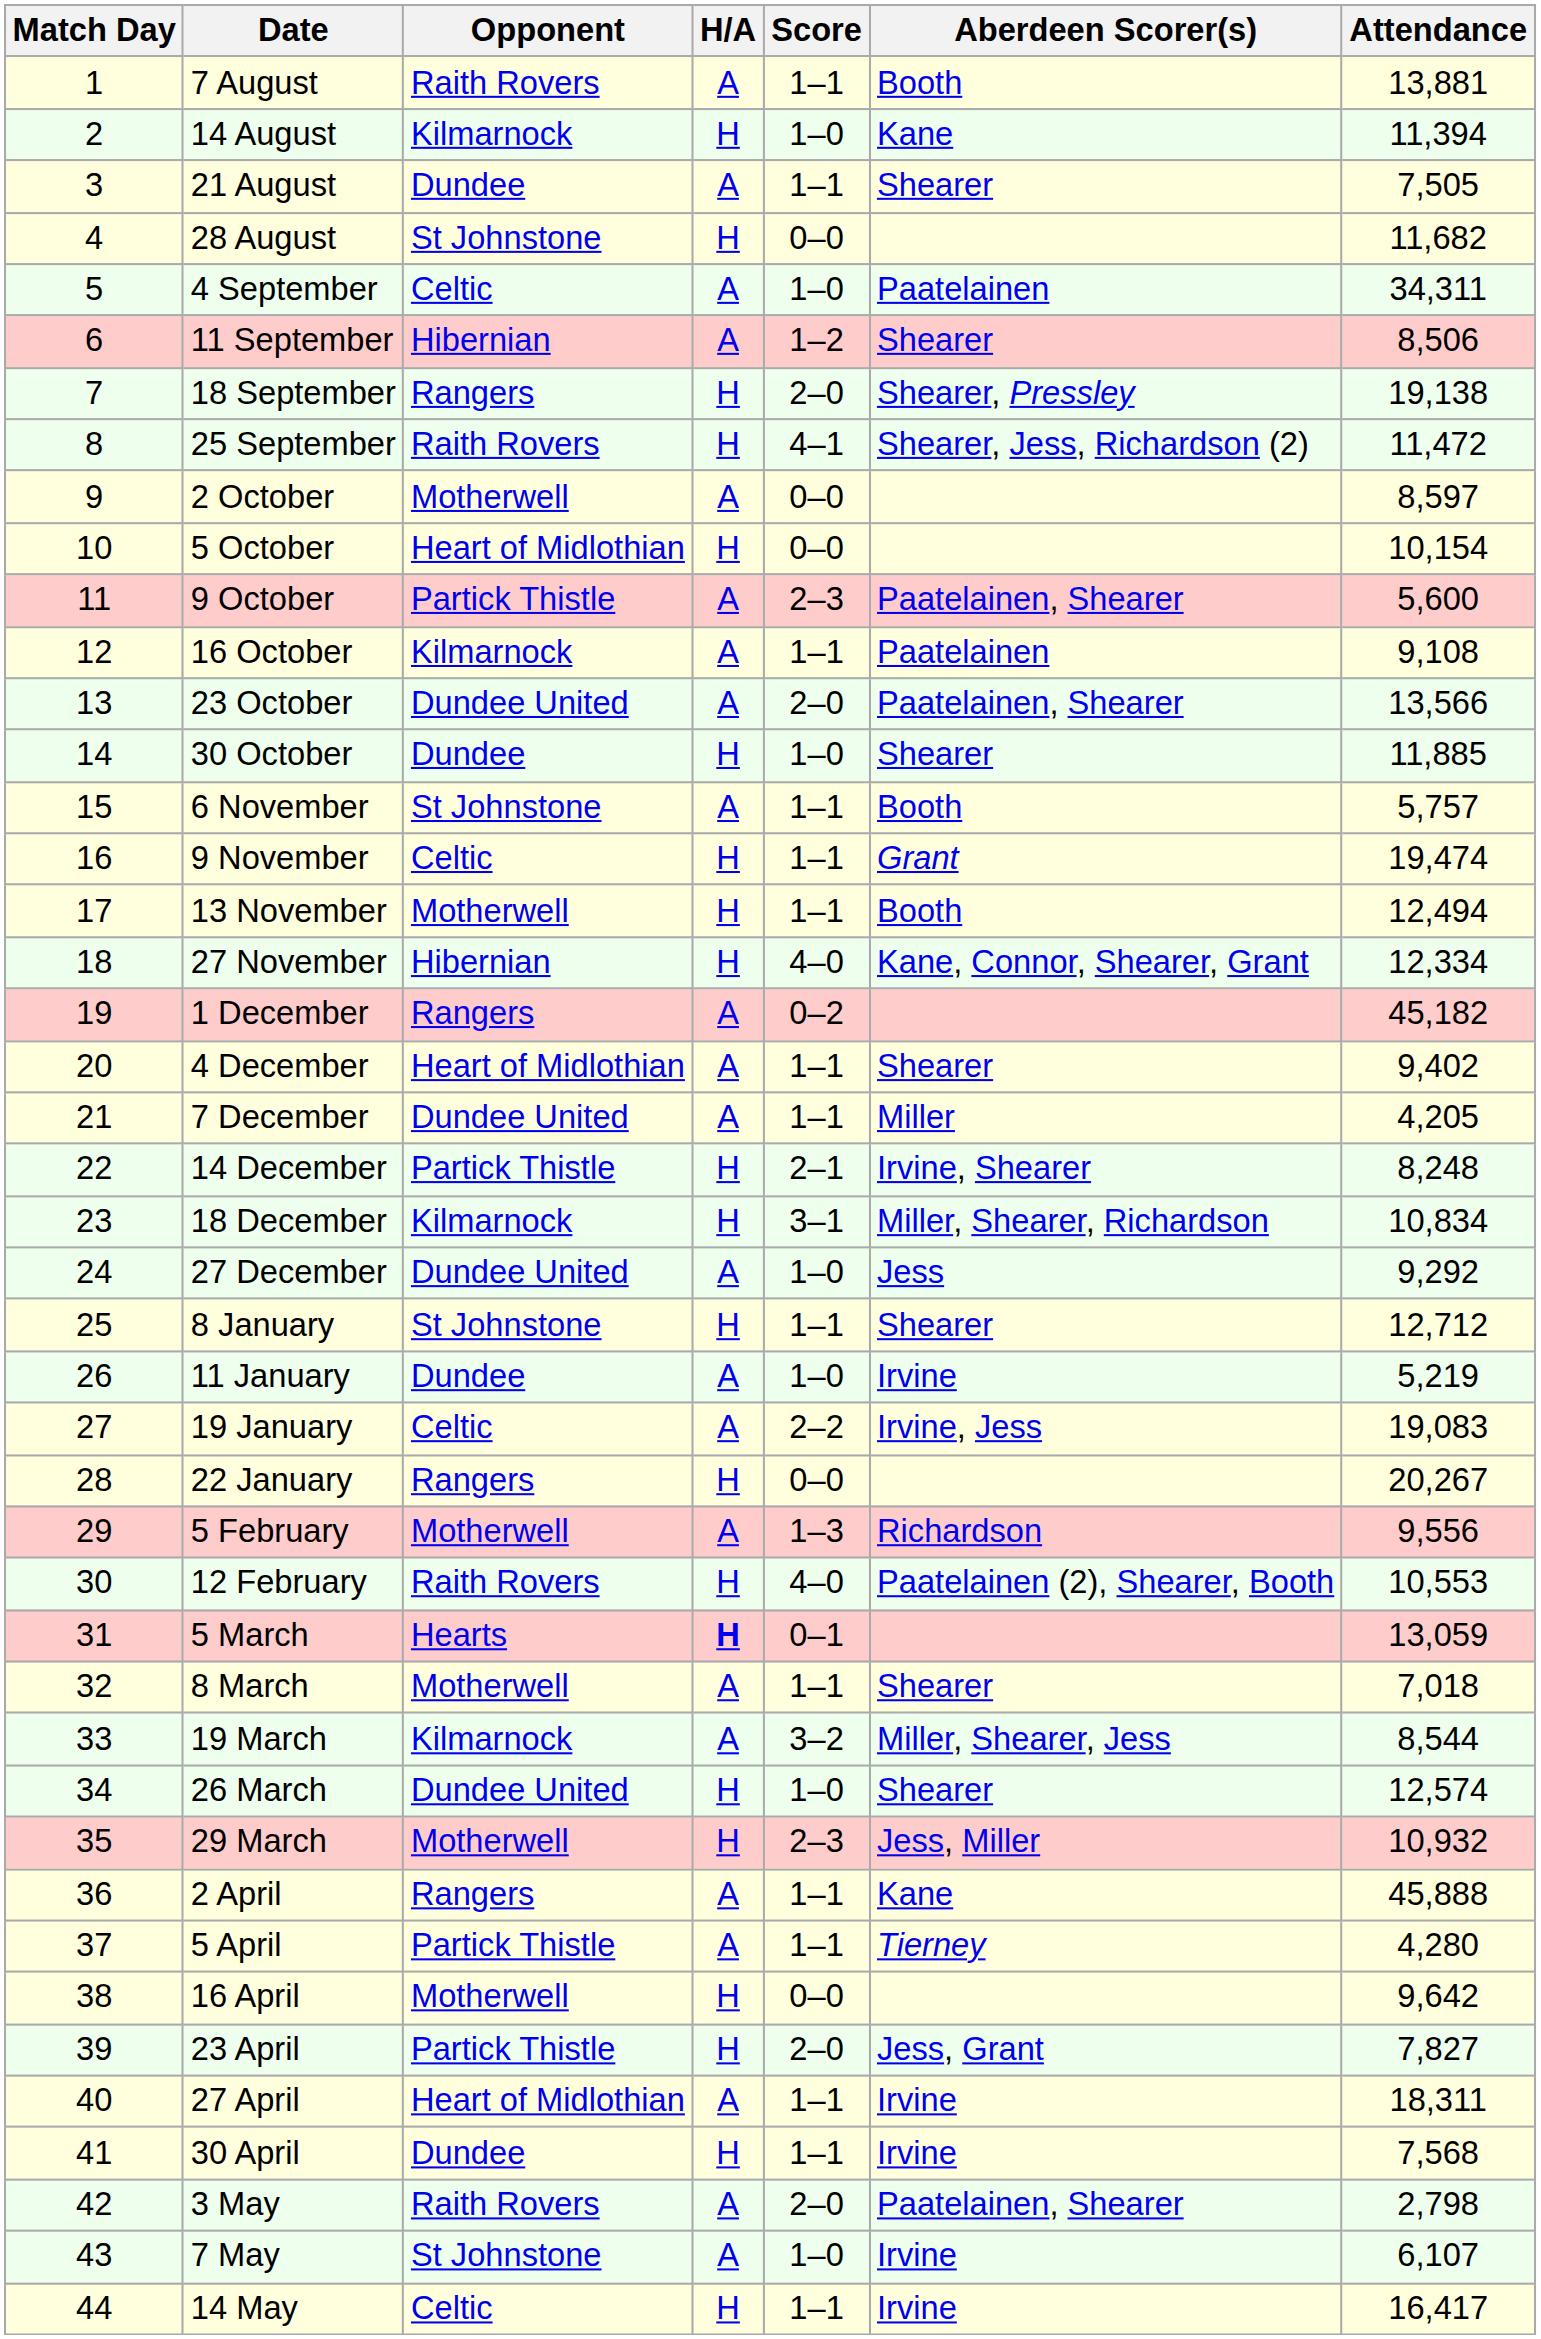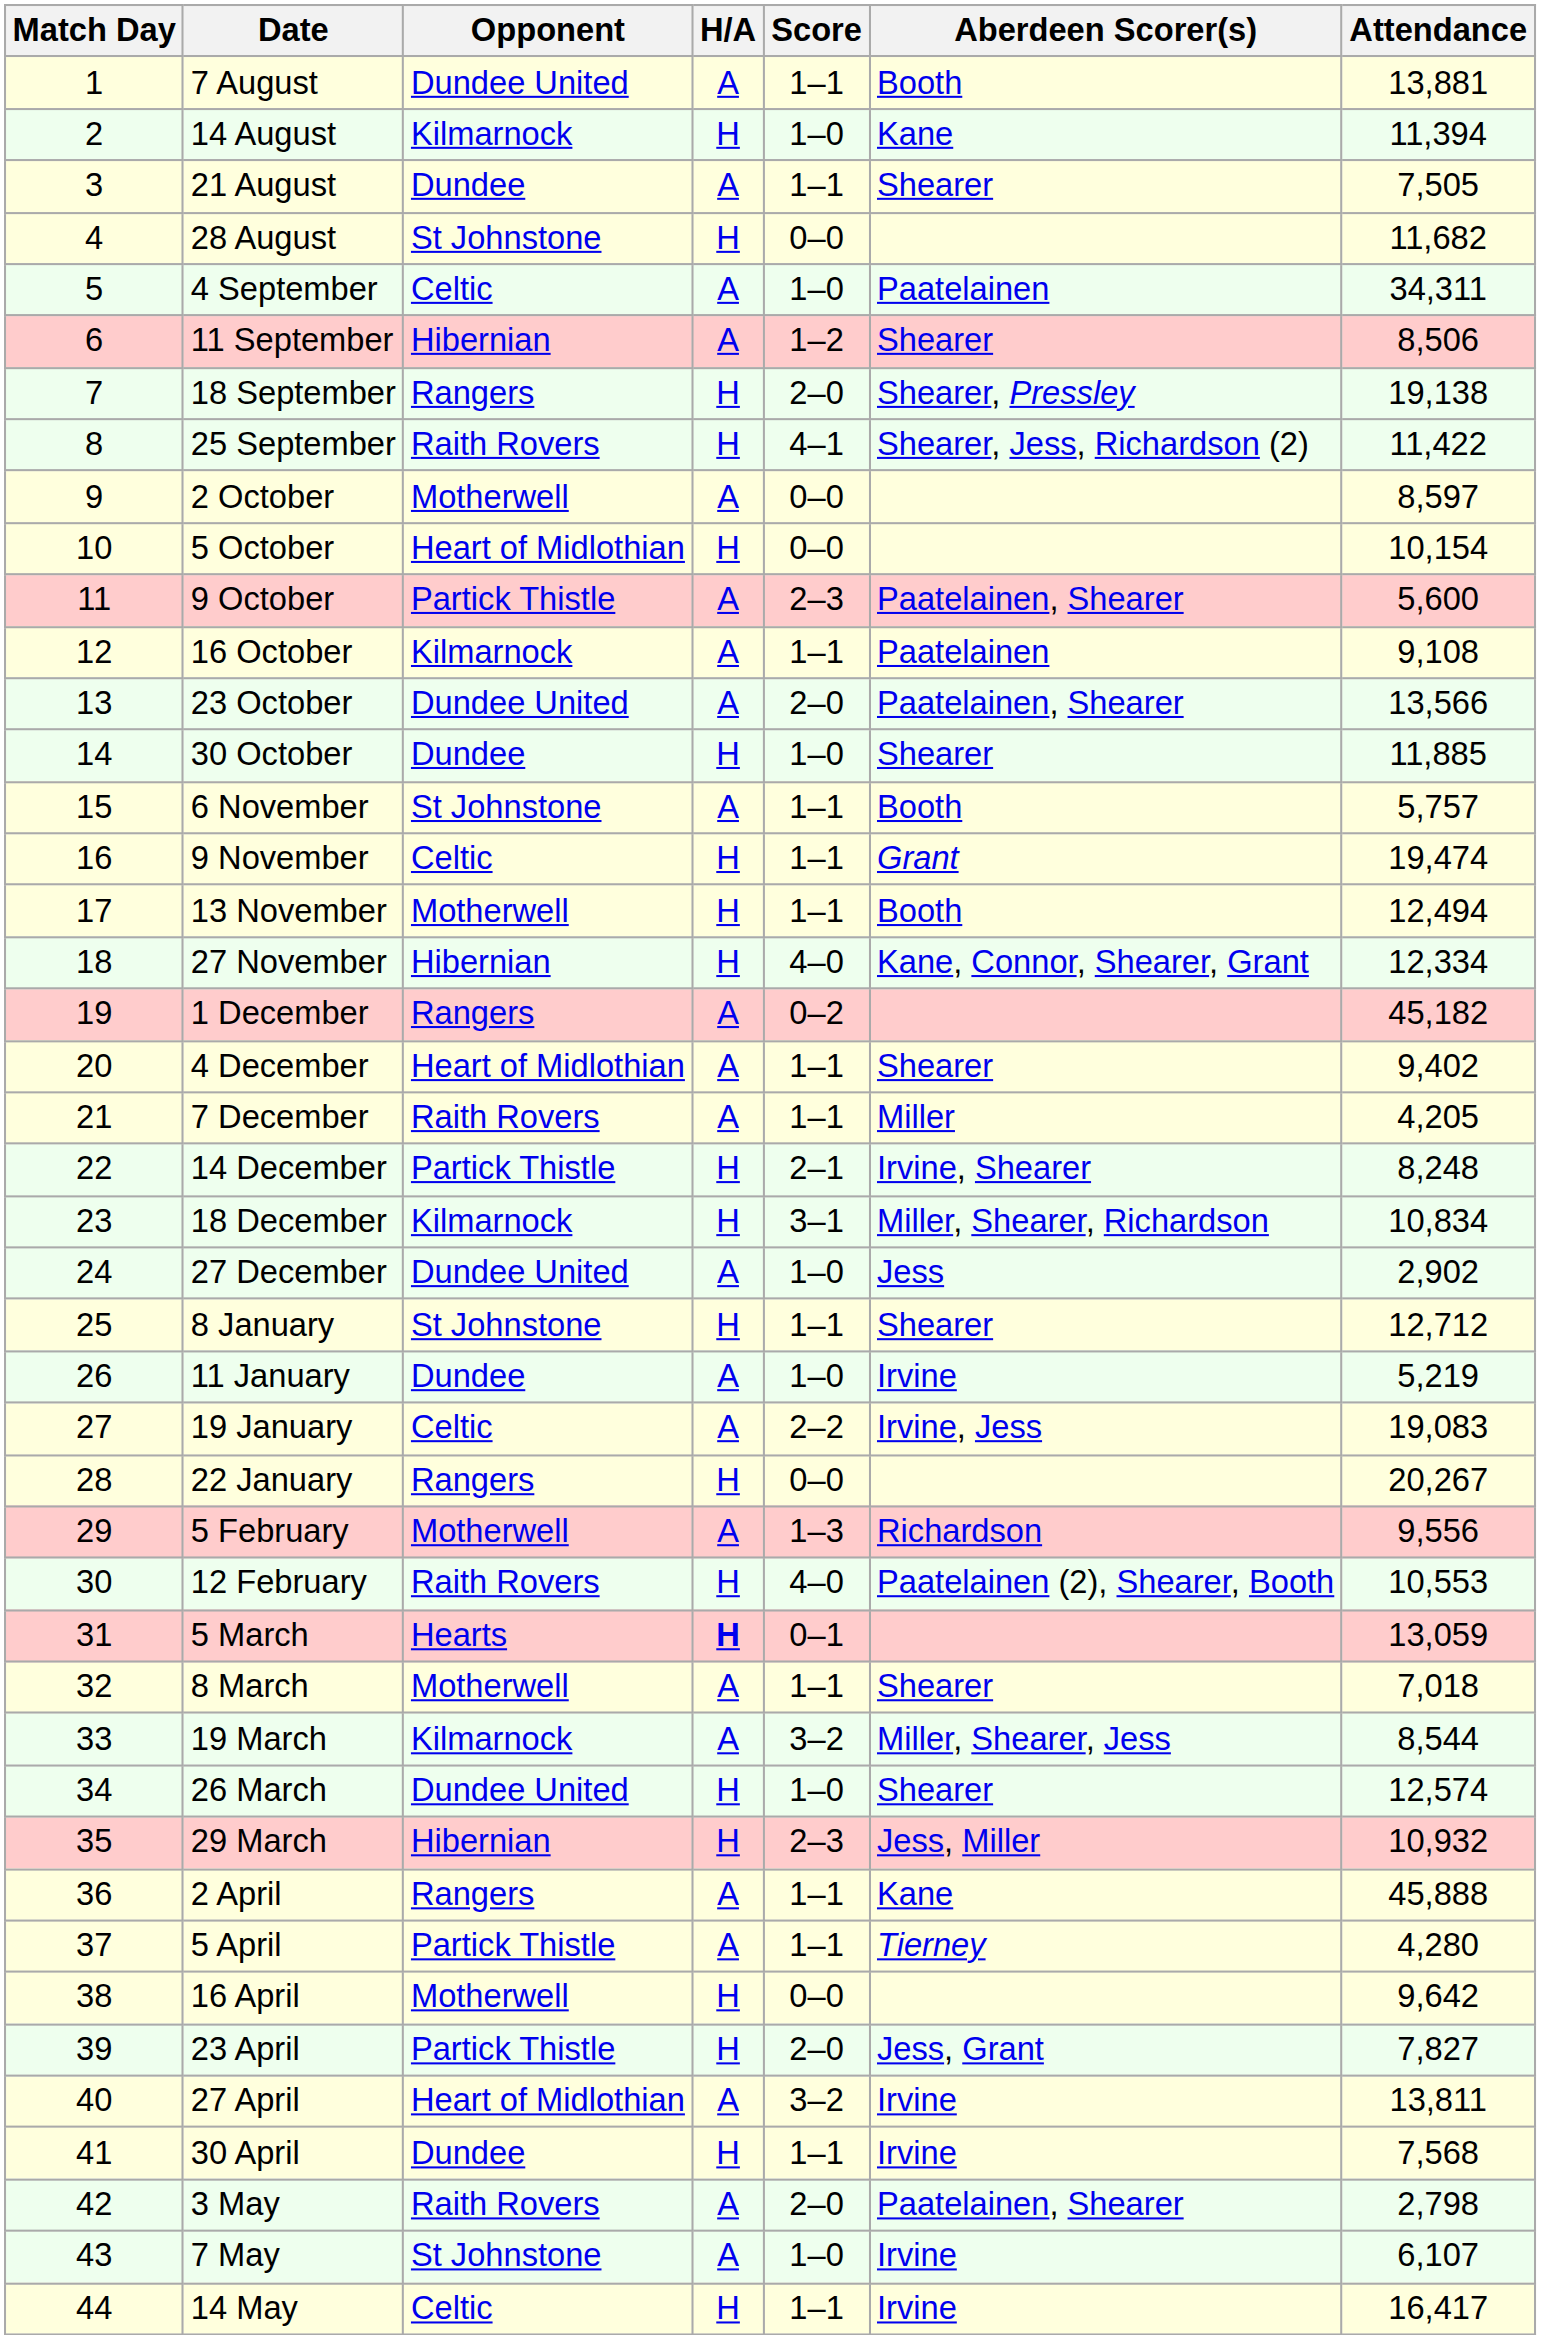(505, 82) Raith Rovers -> (520, 82) Dundee United
(1438, 444) 11,472 -> (1438, 444) 11,422
(520, 1117) Dundee United -> (505, 1117) Raith Rovers
(1438, 1272) 9,292 -> (1438, 1272) 2,902
(490, 1842) Motherwell -> (481, 1842) Hibernian
(817, 2100) 1–1 -> (817, 2100) 3–2
(1438, 2100) 18,311 -> (1438, 2100) 13,811
